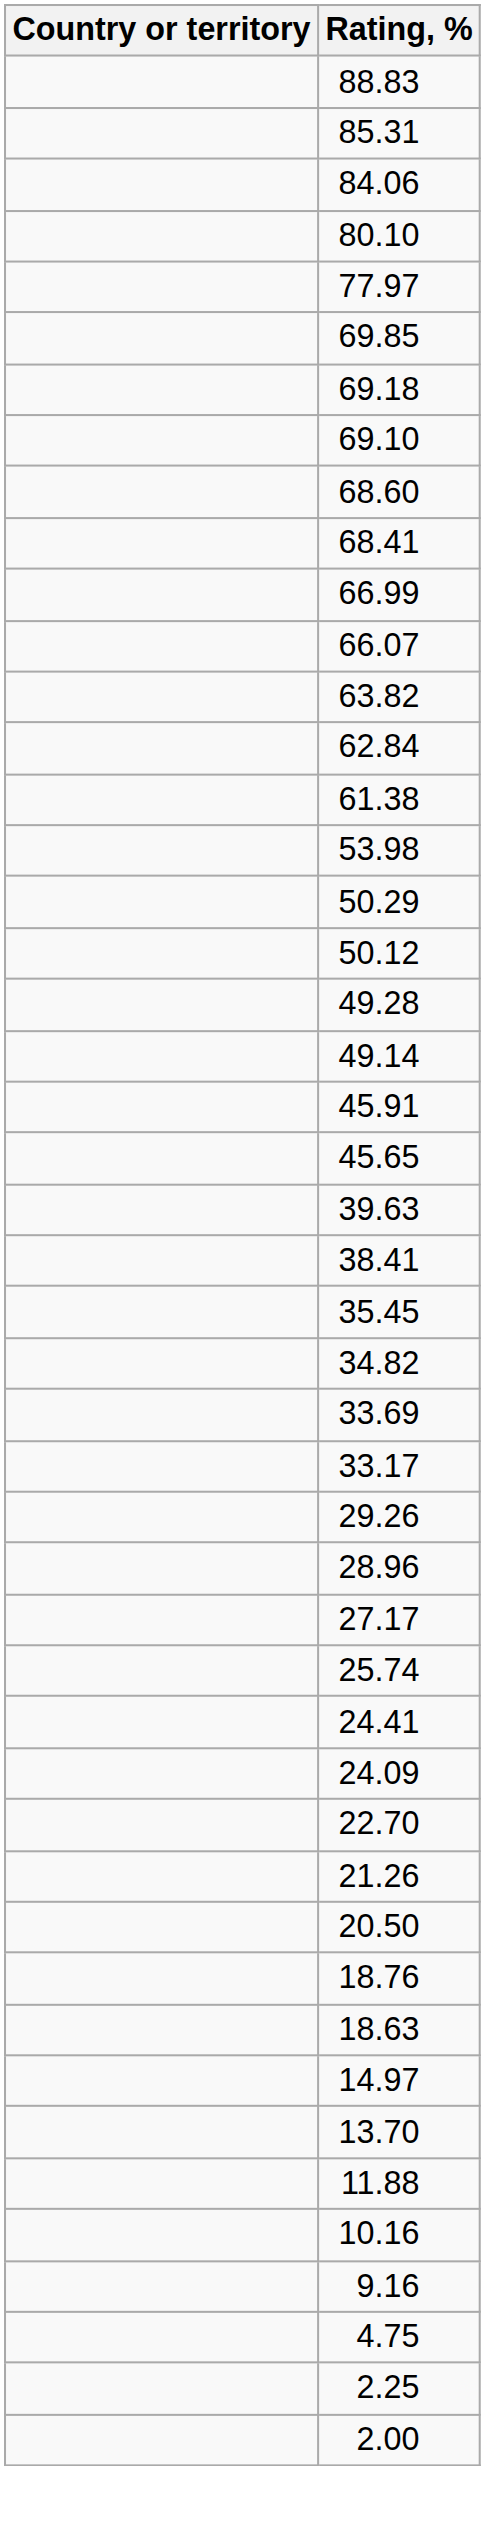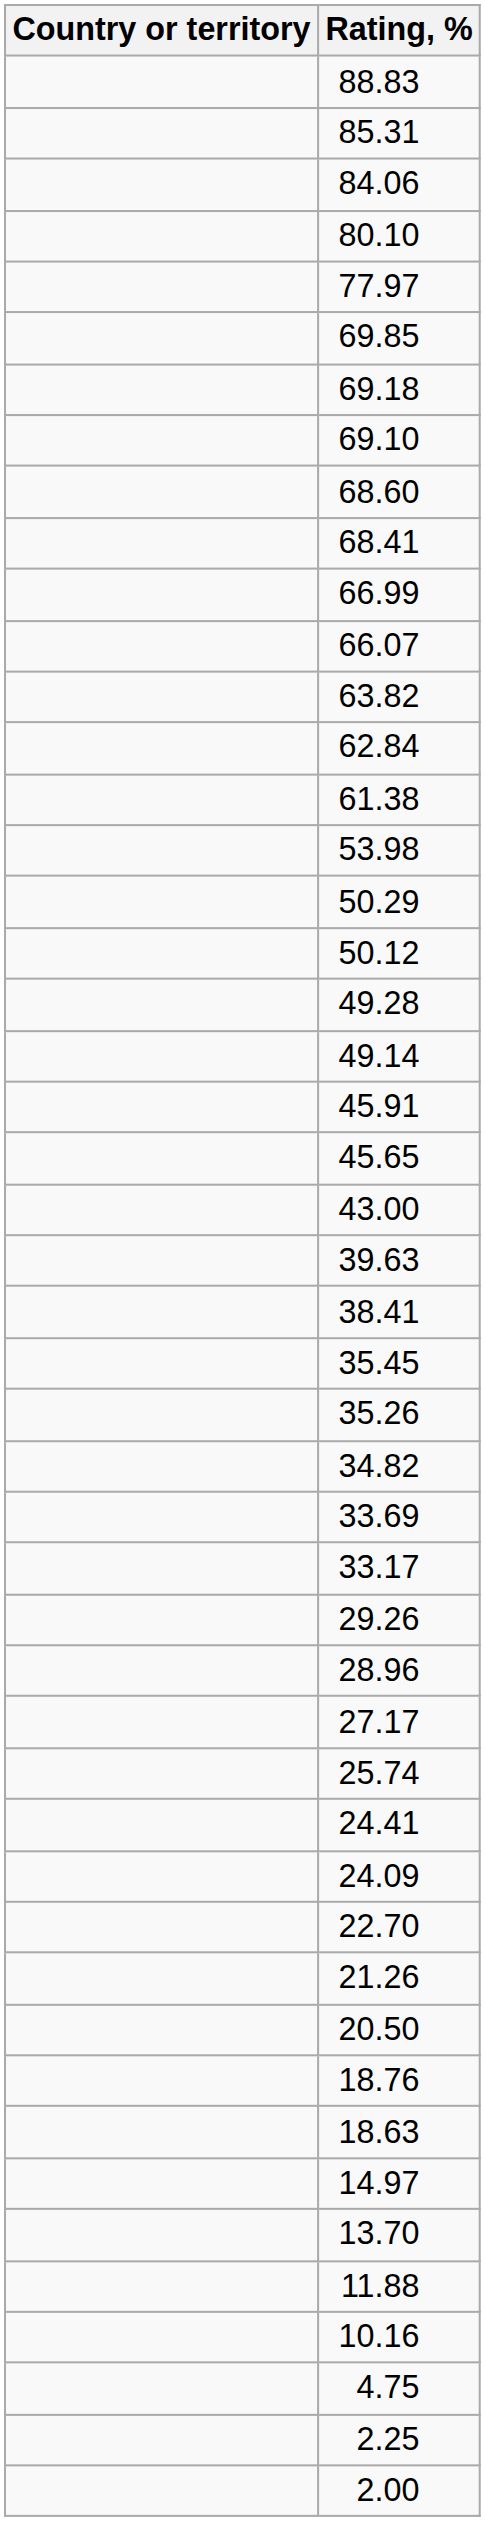+ row: (379, 1209)
+ row: (379, 1414)
- row: (388, 2285)
